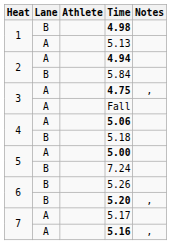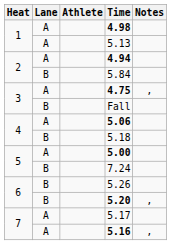(46, 28) B -> (46, 28) A
(46, 106) A -> (46, 106) B
